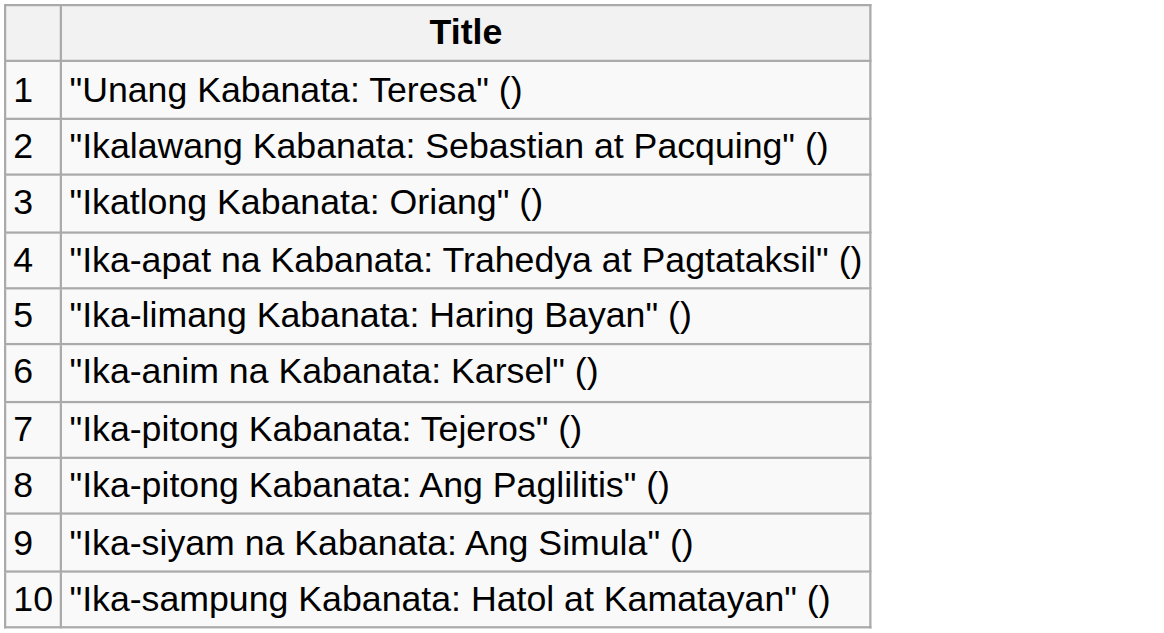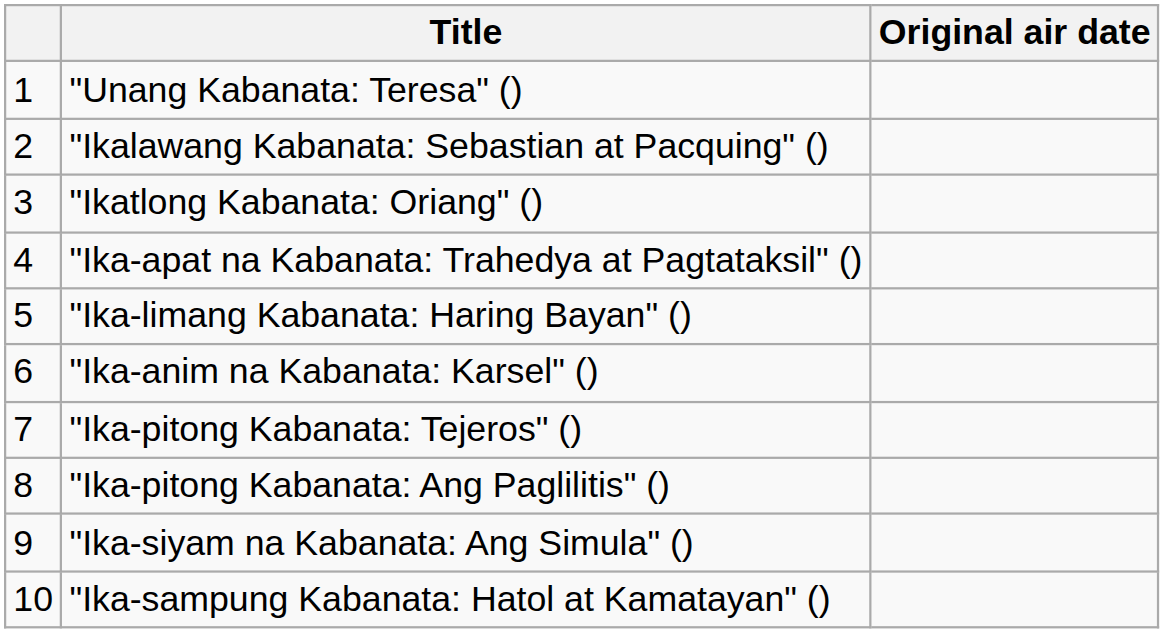+ column: (1015, 32)
